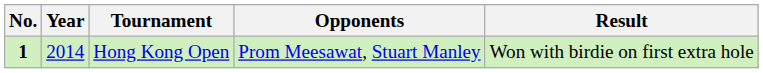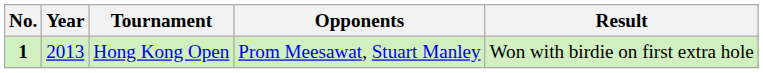(65, 52) 2014 -> (65, 52) 2013
